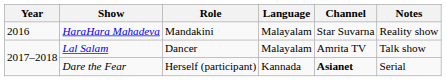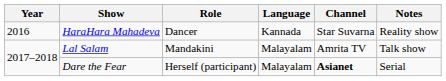(189, 31) Mandakini -> (181, 31) Dancer
(286, 31) Malayalam -> (281, 31) Kannada
(181, 48) Dancer -> (189, 48) Mandakini
(281, 66) Kannada -> (286, 66) Malayalam
